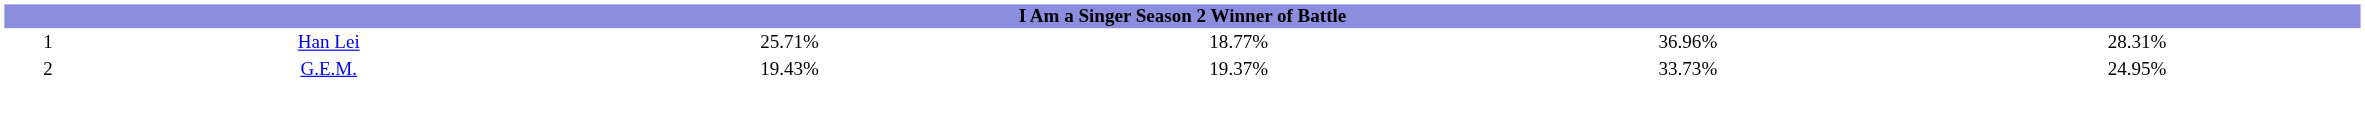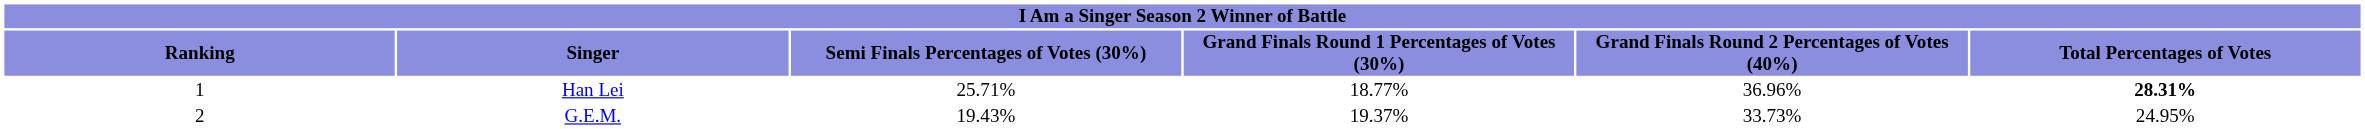+ row: (593, 53)
(2137, 42) normal -> (2165, 89) bold
